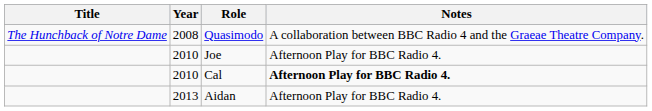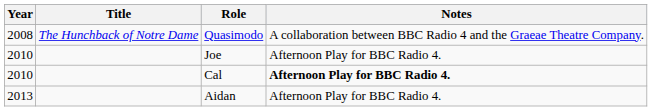columns swapped: (186, 14) <-> (87, 14)
